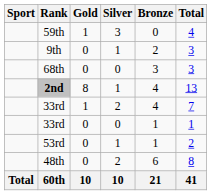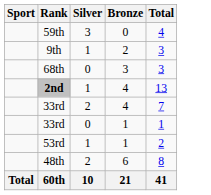- column: (85, 13)
